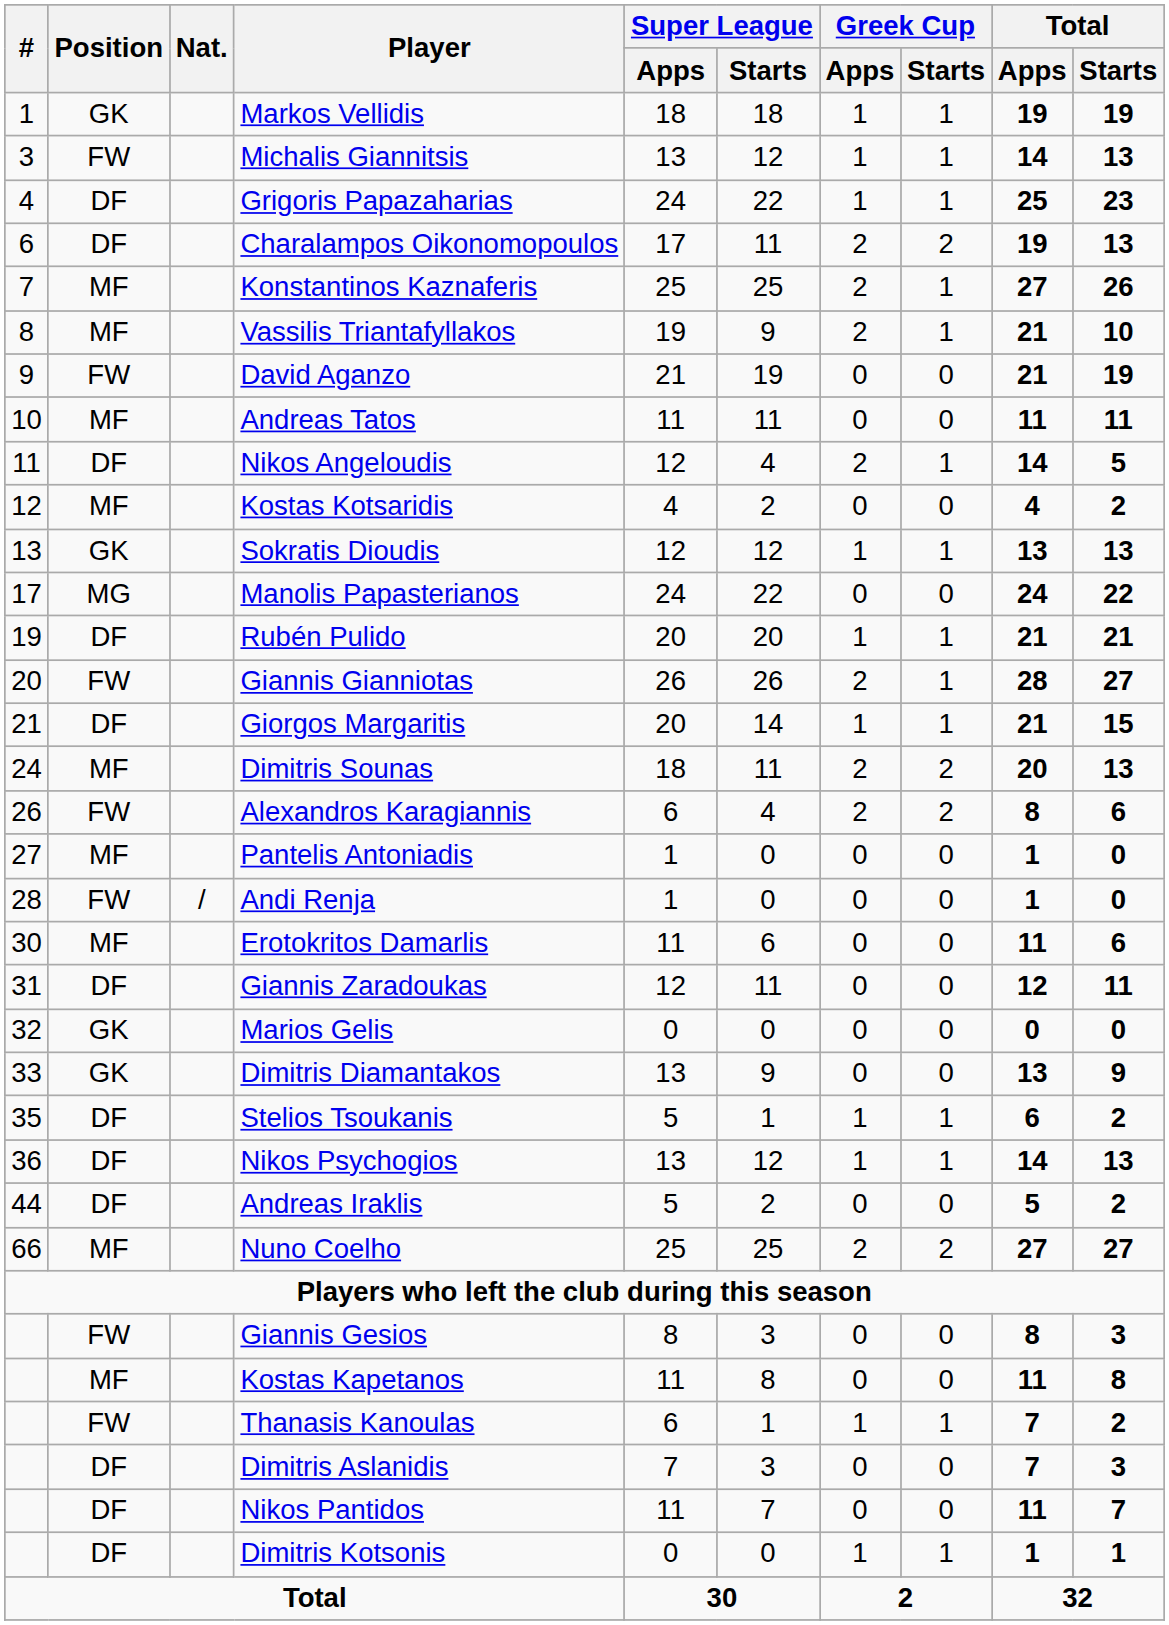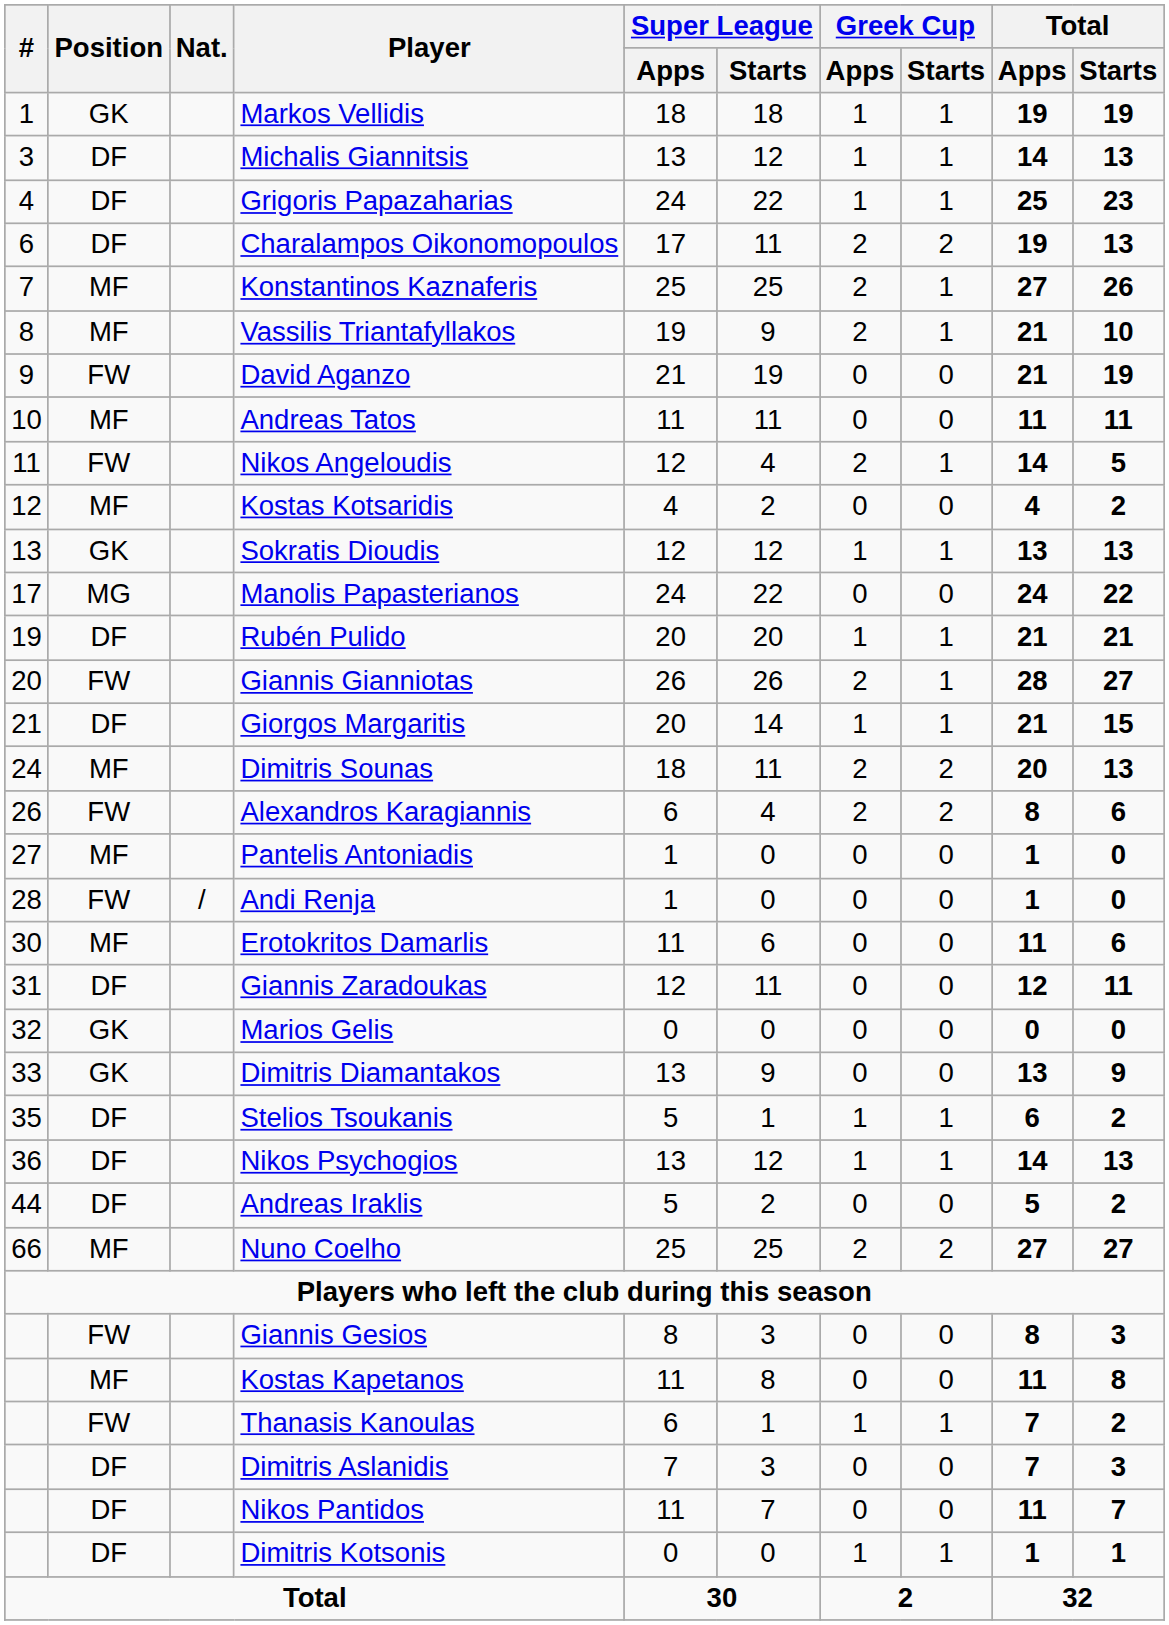(109, 157) FW -> (109, 157) DF
(109, 462) DF -> (109, 462) FW
